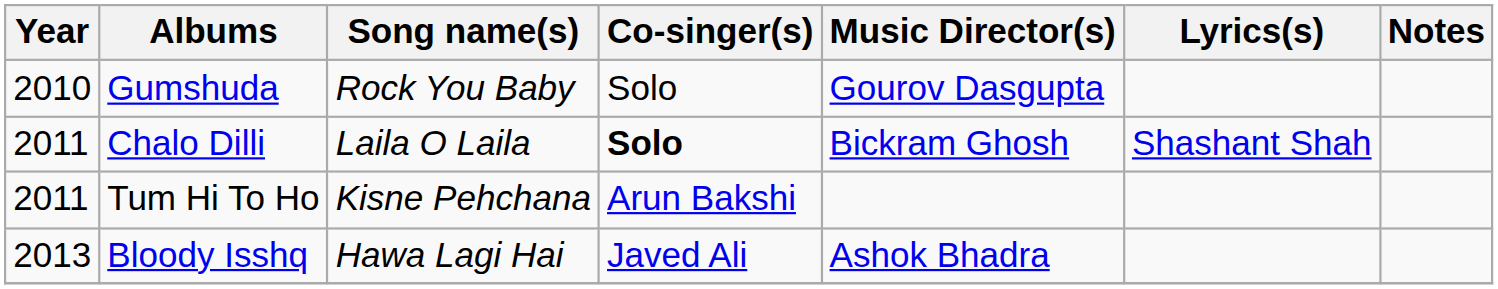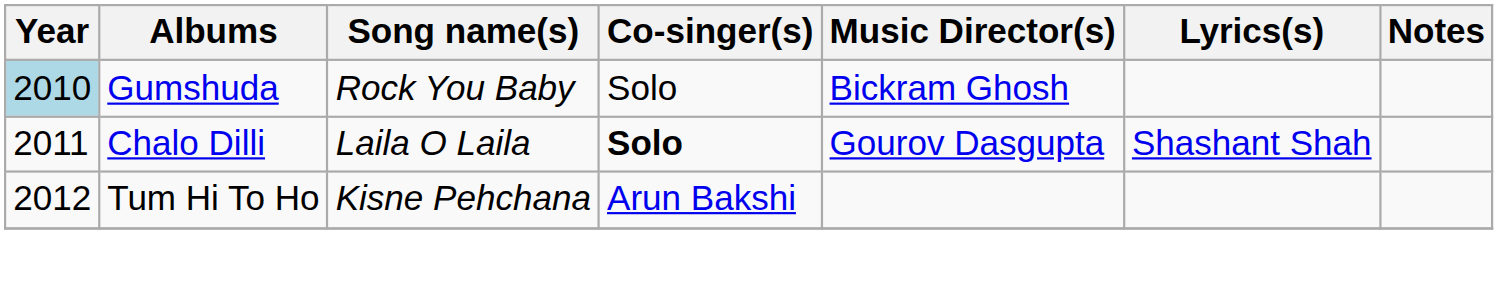(52, 87) no background -> (52, 87) lightblue background
(967, 87) Gourov Dasgupta -> (949, 87) Bickram Ghosh
(949, 143) Bickram Ghosh -> (967, 143) Gourov Dasgupta
(51, 198) 2011 -> (52, 198) 2012
- row: (208, 254)
